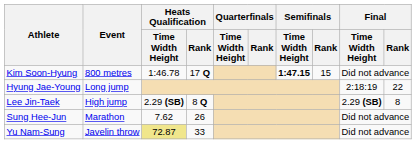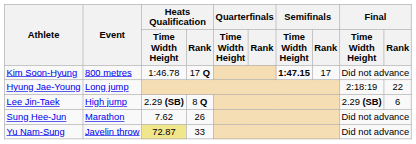(326, 73) 15 -> (326, 73) 17
(398, 102) 8 -> (398, 102) 6
